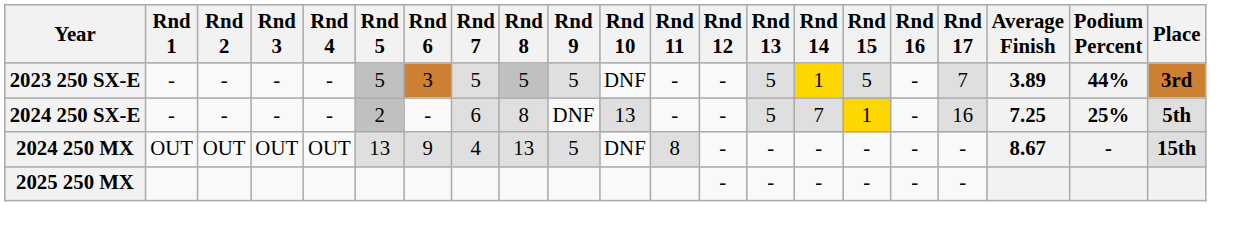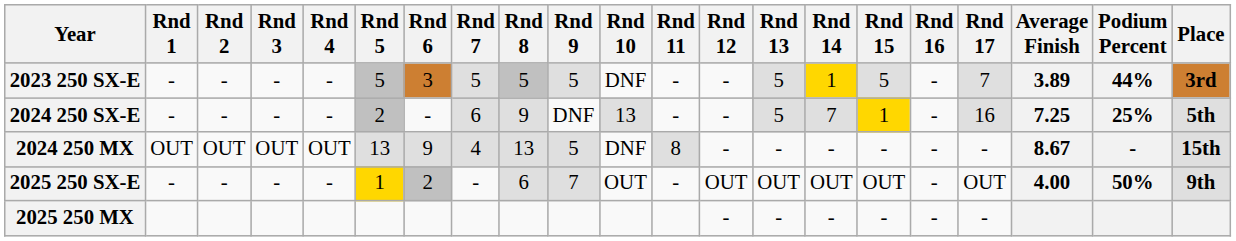(524, 114) 8 -> (524, 114) 9
+ row: (75, 183)
